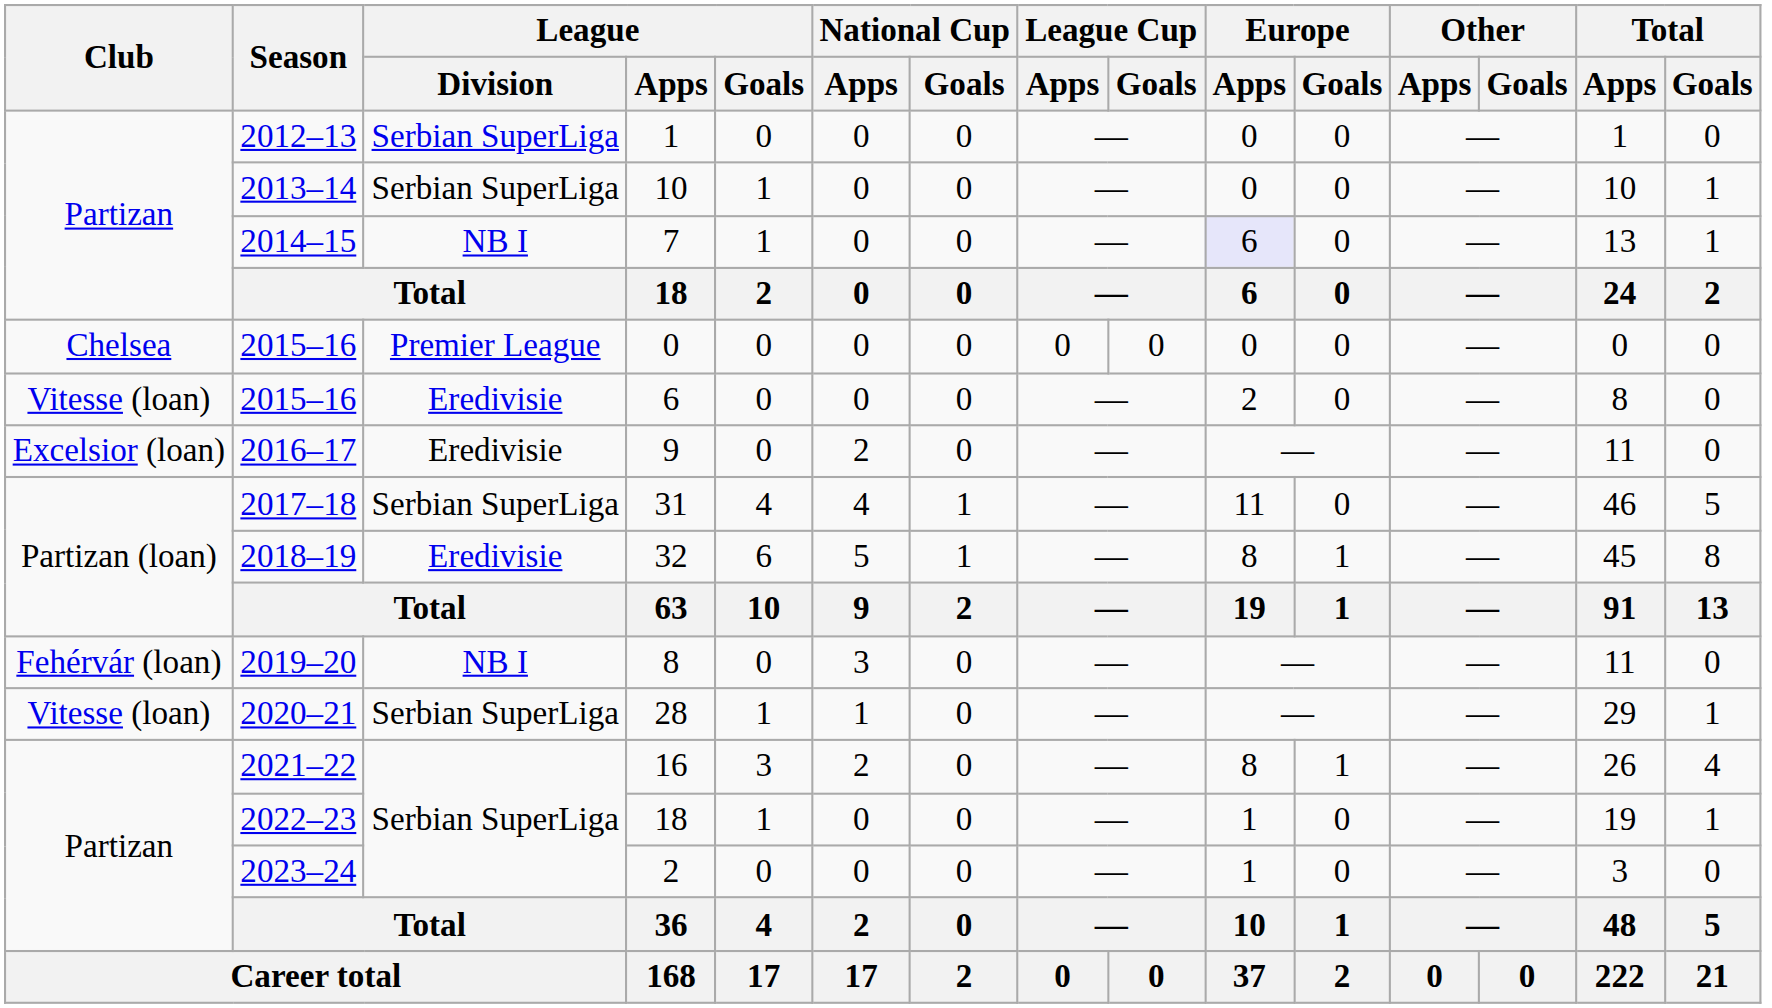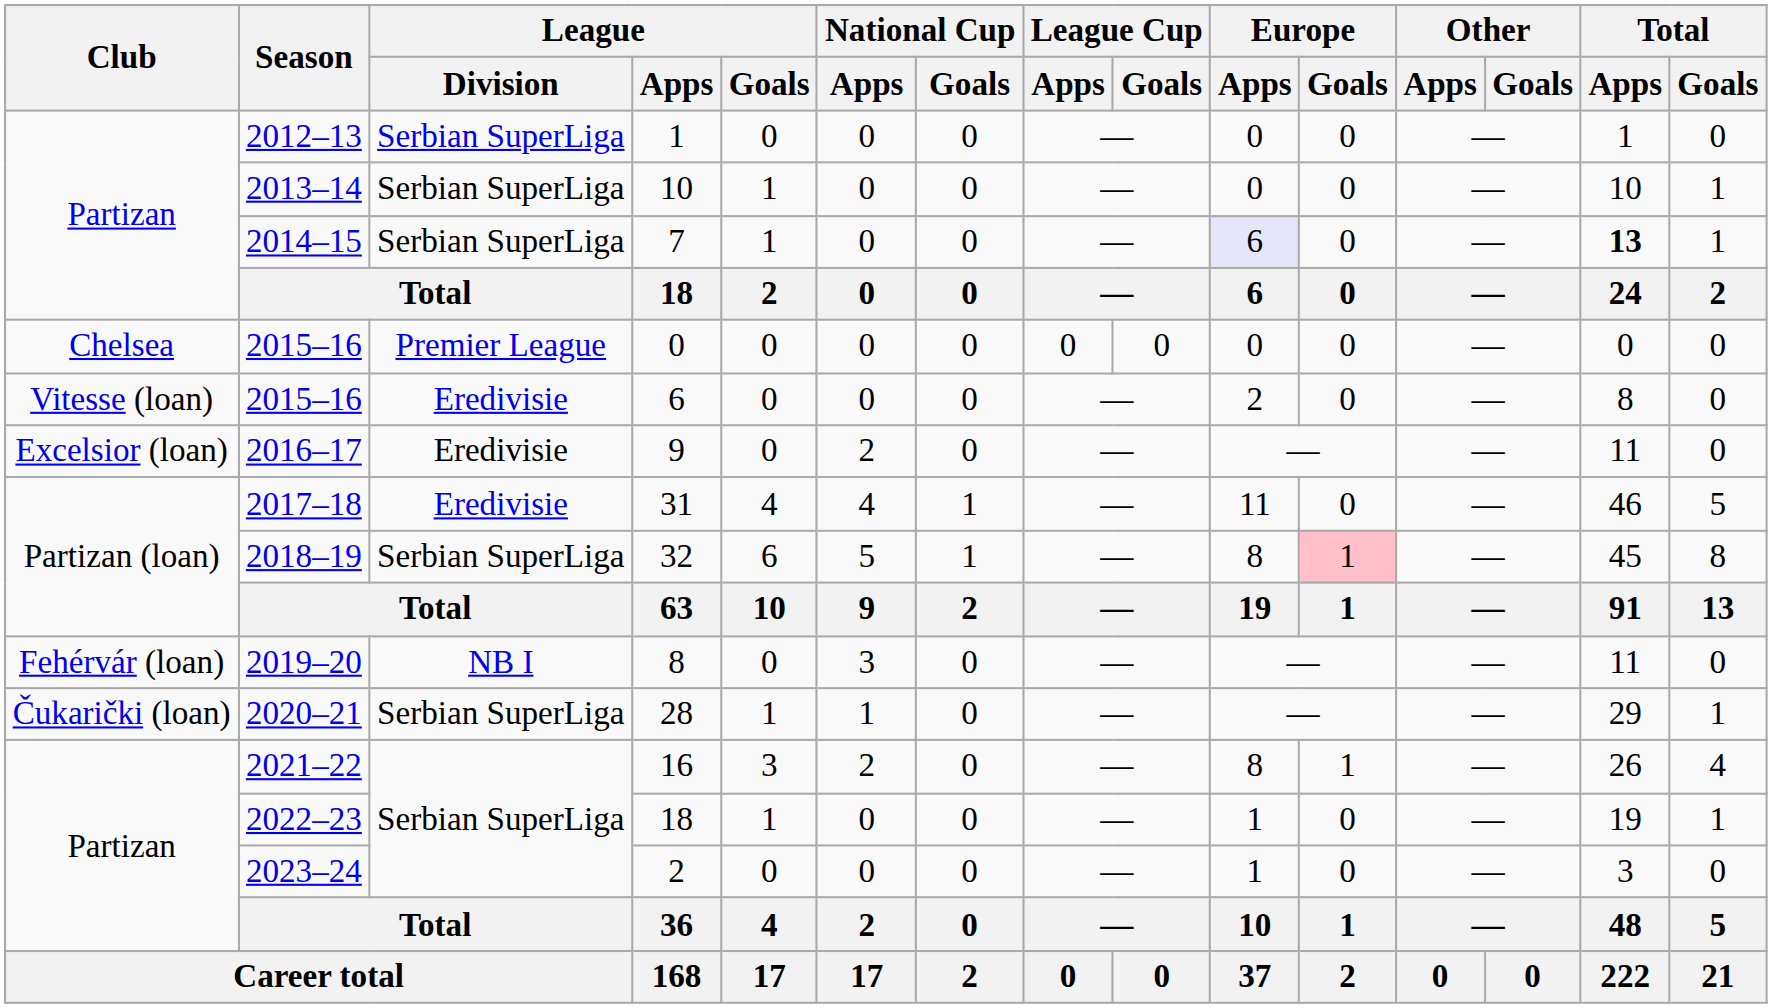(495, 240) NB I -> (501, 240) Serbian SuperLiga
(1620, 240) normal -> (1625, 240) bold
(495, 503) Serbian SuperLiga -> (501, 503) Eredivisie
(495, 556) Eredivisie -> (501, 556) Serbian SuperLiga
(1342, 556) no background -> (1347, 556) pink background
(119, 713) Vitesse (loan) -> (122, 713) Čukarički (loan)
